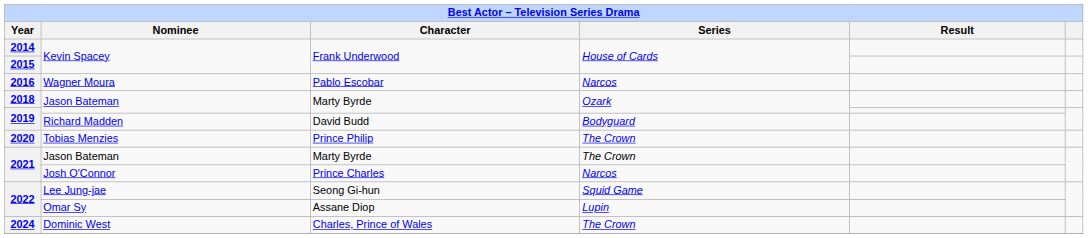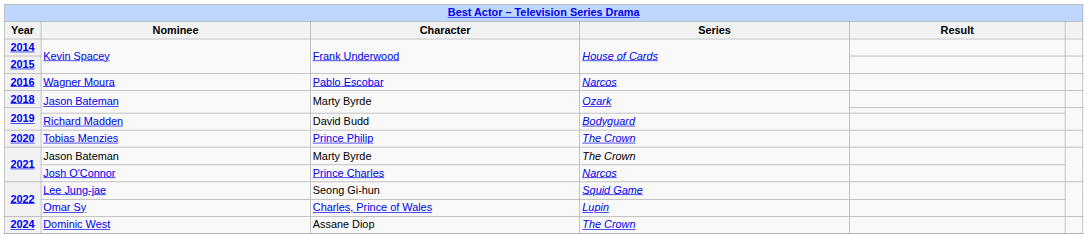(344, 207) Assane Diop -> (372, 207) Charles, Prince of Wales
(372, 225) Charles, Prince of Wales -> (344, 225) Assane Diop
